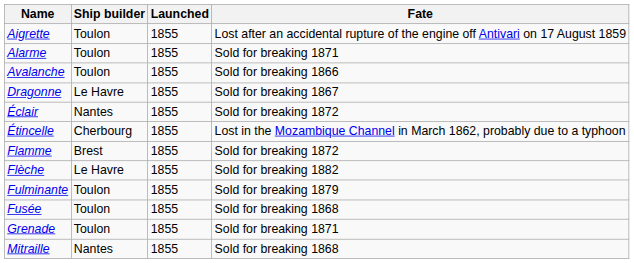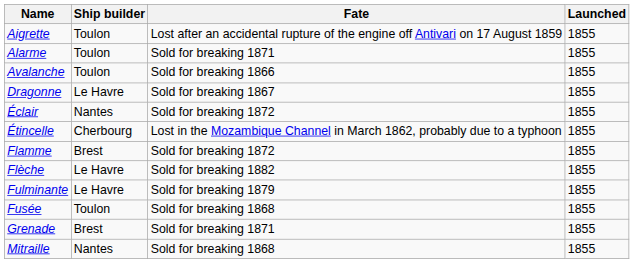columns swapped: (180, 14) <-> (420, 14)
(92, 190) Toulon -> (99, 190) Le Havre
(92, 229) Toulon -> (88, 229) Brest
